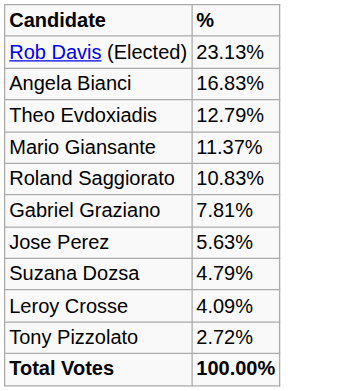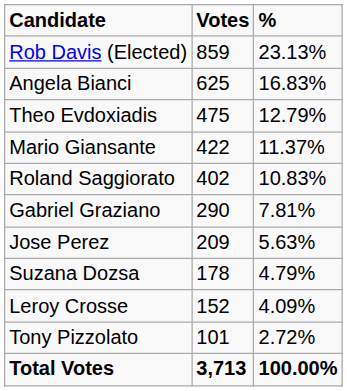+ column: (223, 20)
